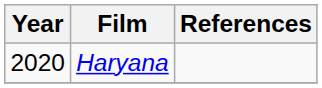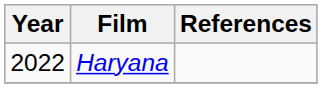(38, 62) 2020 -> (38, 62) 2022
